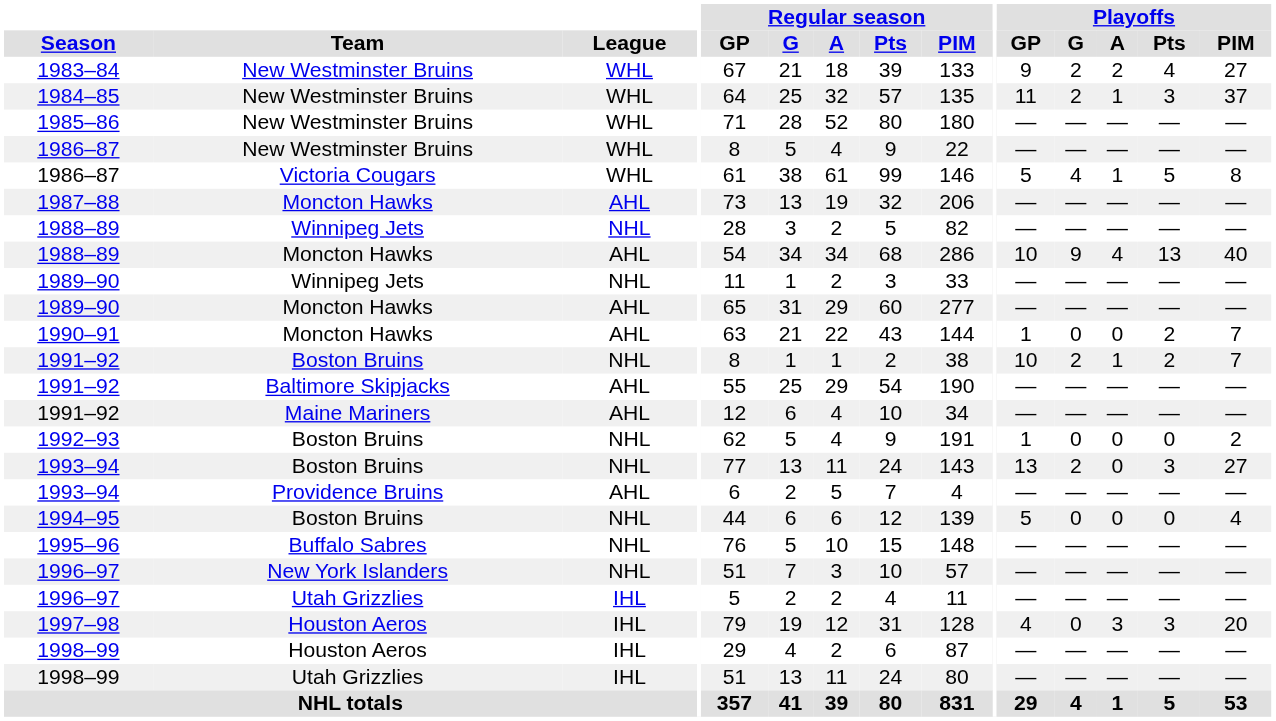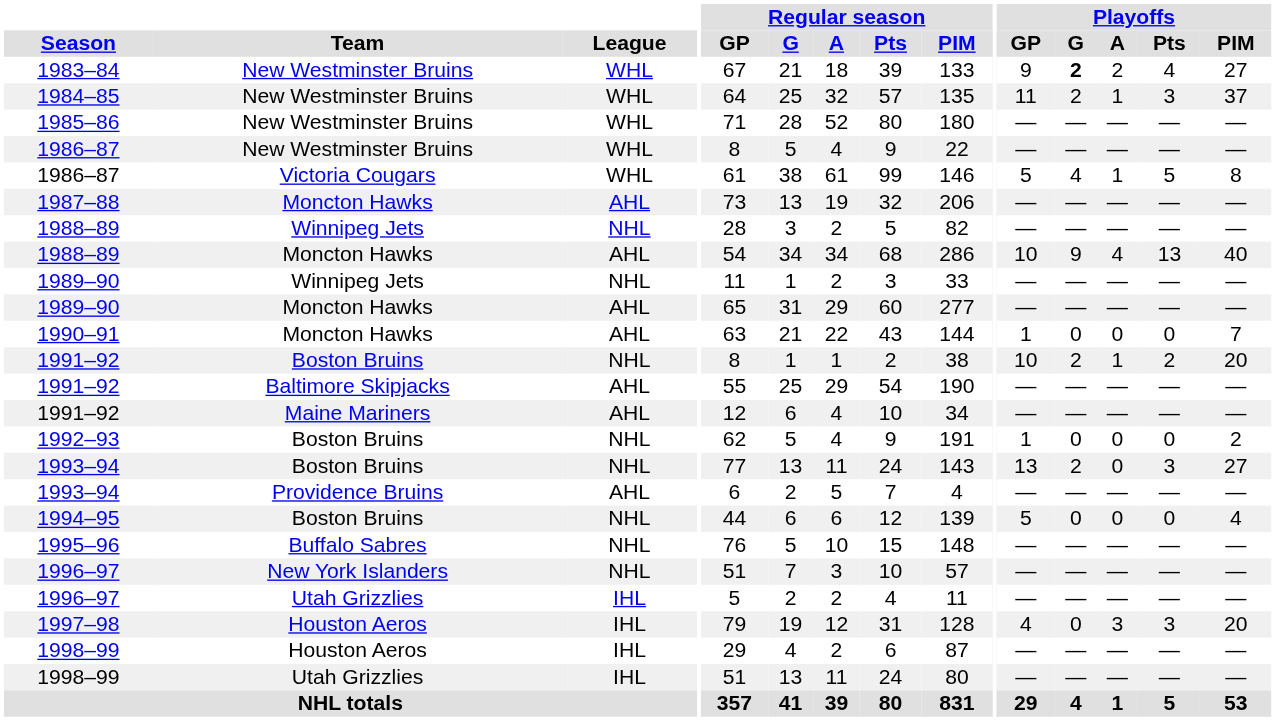(1076, 69) normal -> (1076, 69) bold
(1169, 333) 2 -> (1169, 333) 0
(1236, 360) 7 -> (1236, 360) 20
